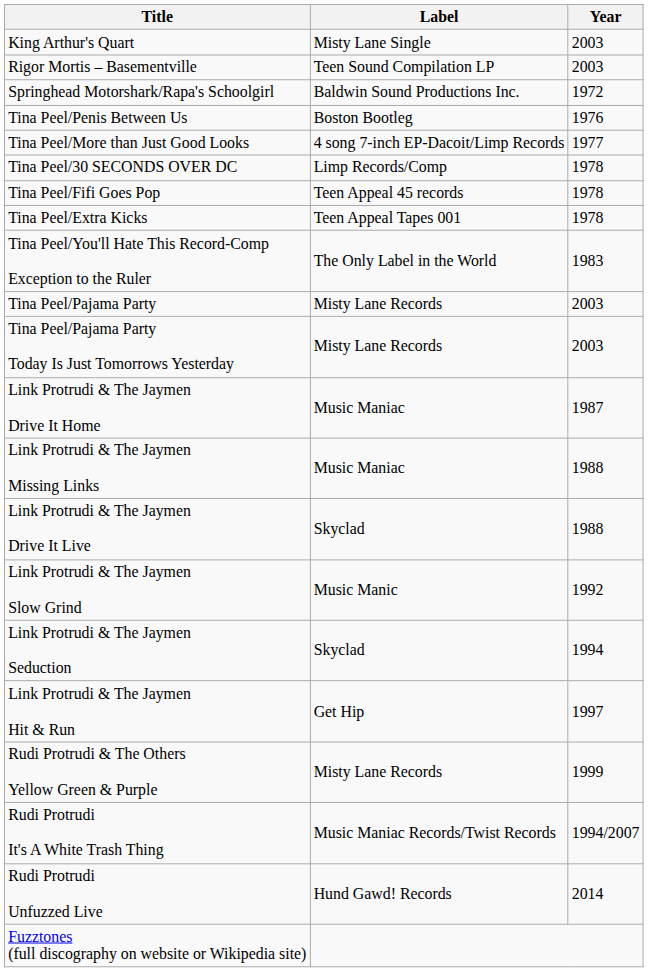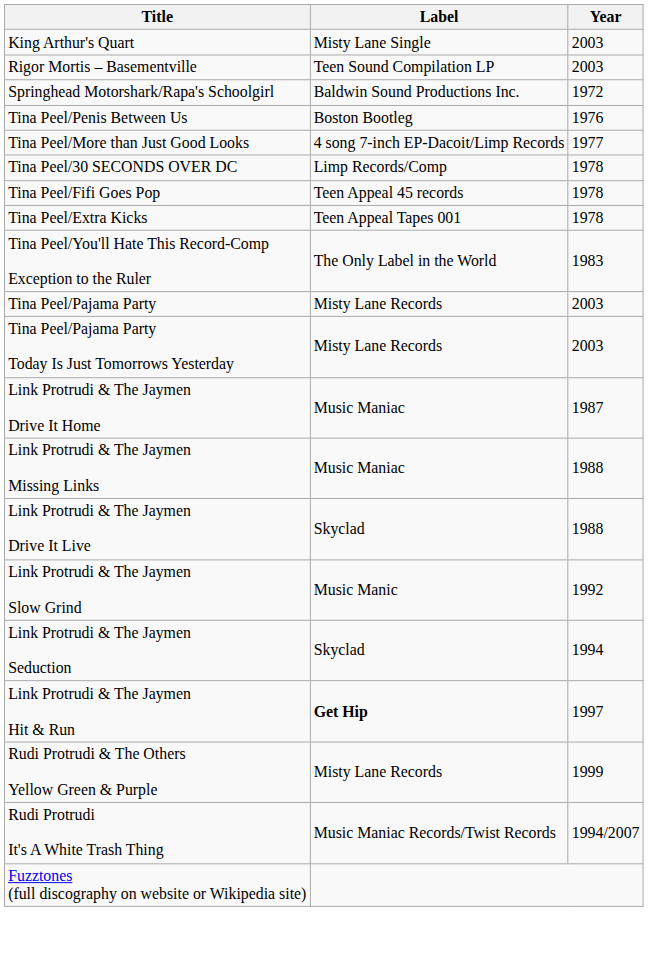(339, 711) normal -> (341, 711) bold
- row: (55, 893)
